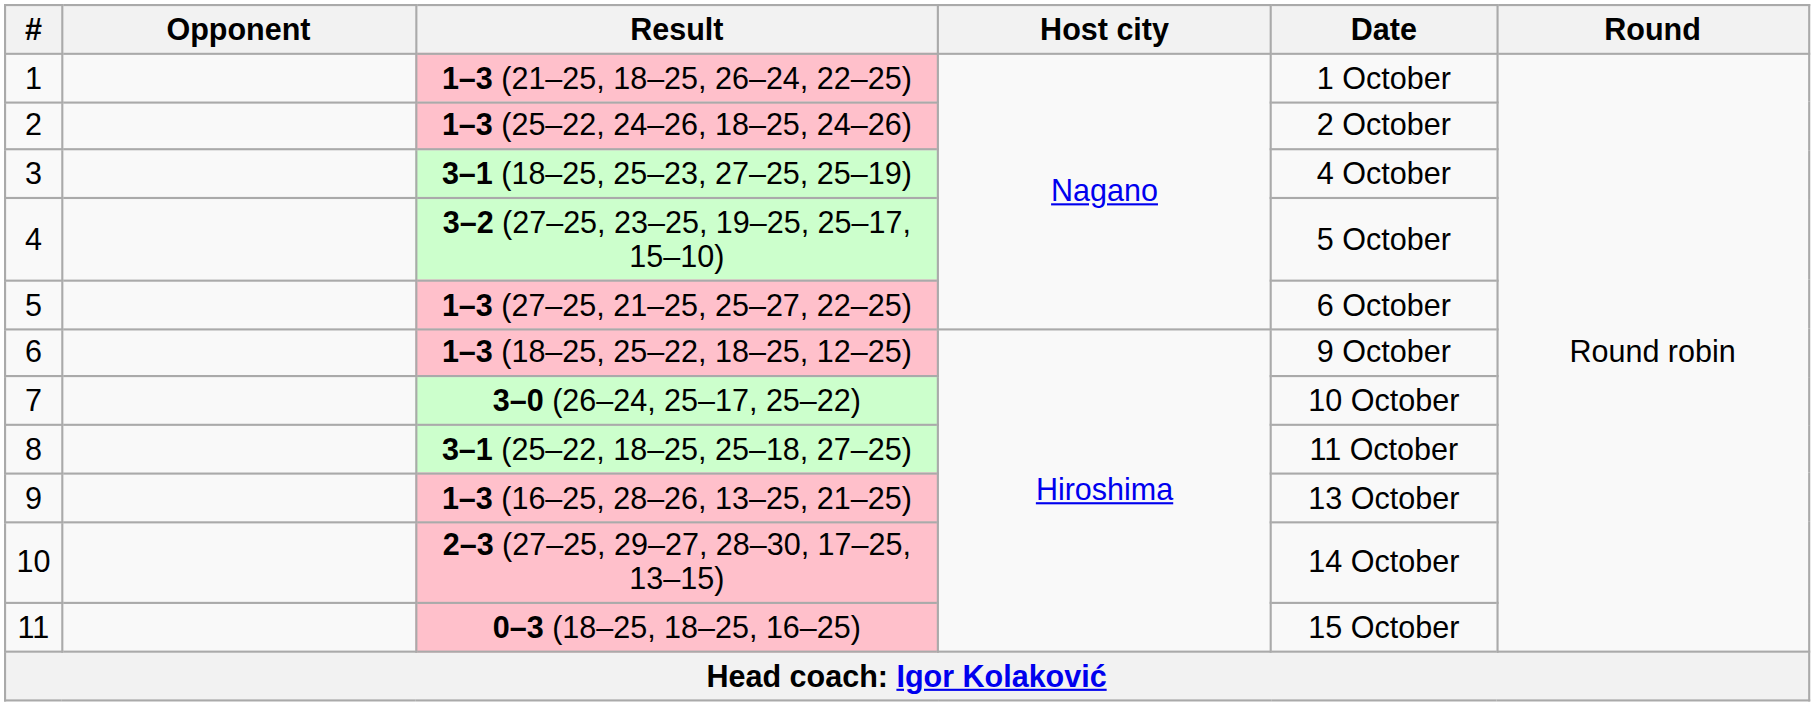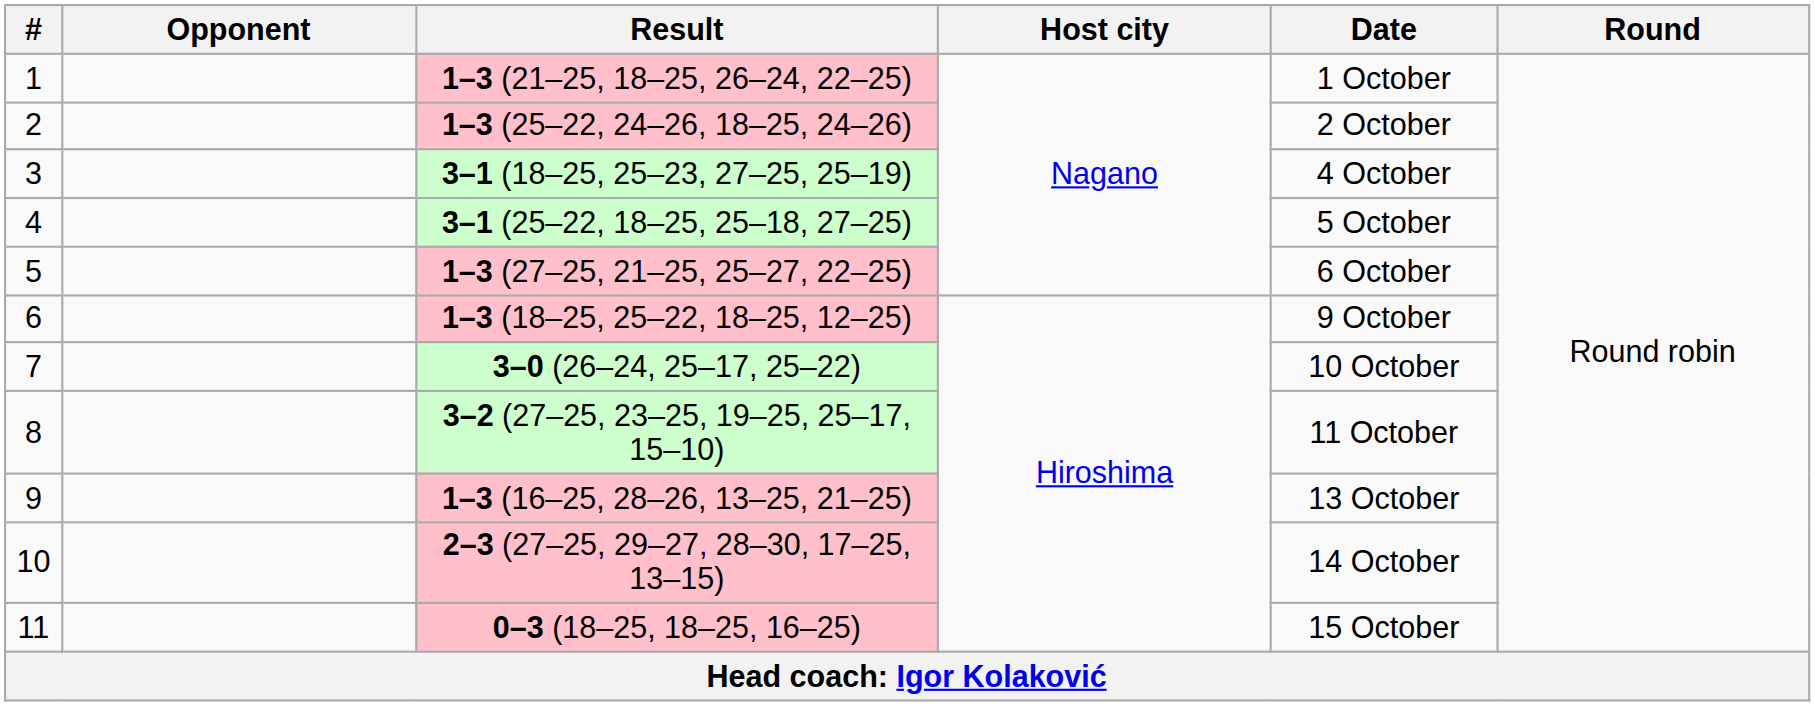(677, 239) 3–2 (27–25, 23–25, 19–25, 25–17, 15–10) -> (677, 222) 3–1 (25–22, 18–25, 25–18, 27–25)
(677, 449) 3–1 (25–22, 18–25, 25–18, 27–25) -> (677, 432) 3–2 (27–25, 23–25, 19–25, 25–17, 15–10)
